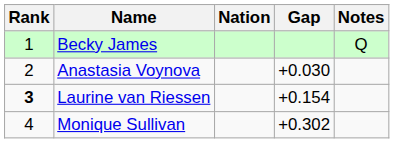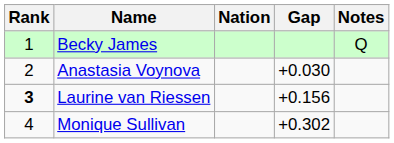(304, 97) +0.154 -> (304, 97) +0.156
